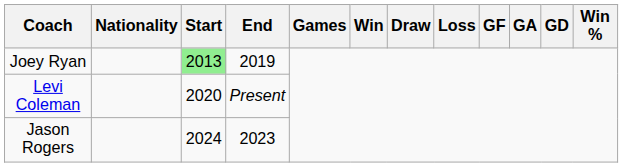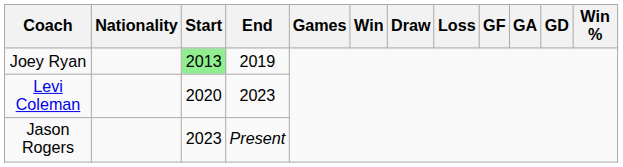(257, 95) Present -> (257, 95) 2023
(204, 139) 2024 -> (204, 139) 2023
(257, 139) 2023 -> (257, 139) Present
